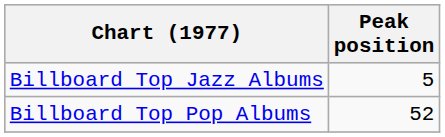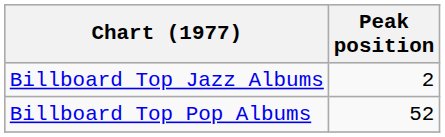(428, 80) 5 -> (428, 80) 2
